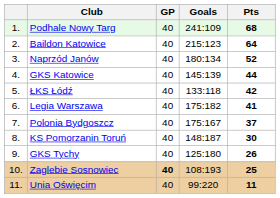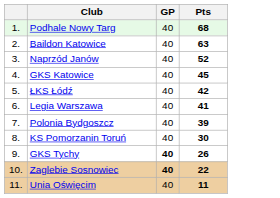- column: (203, 12)
(251, 43) 64 -> (203, 43) 63
(251, 75) 44 -> (203, 75) 45
(251, 122) 37 -> (203, 122) 39
(168, 153) normal -> (168, 153) bold
(251, 169) 25 -> (203, 169) 22
